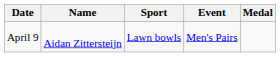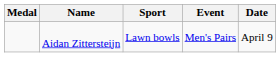columns swapped: (258, 13) <-> (23, 13)
